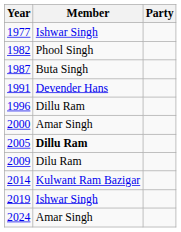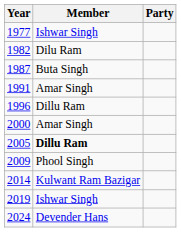(65, 50) Phool Singh -> (59, 50) Dilu Ram
(72, 87) Devender Hans -> (64, 87) Amar Singh
(59, 161) Dilu Ram -> (65, 161) Phool Singh
(64, 217) Amar Singh -> (72, 217) Devender Hans
